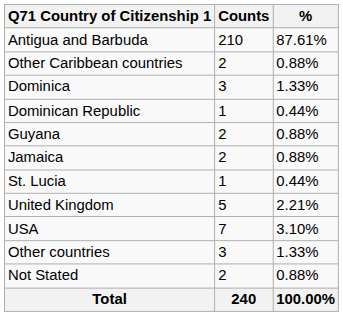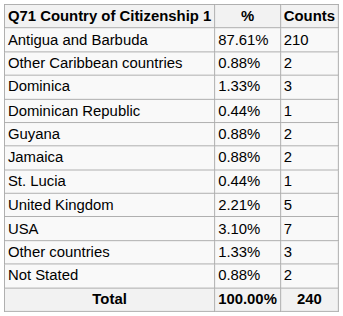columns swapped: (244, 16) <-> (306, 16)
